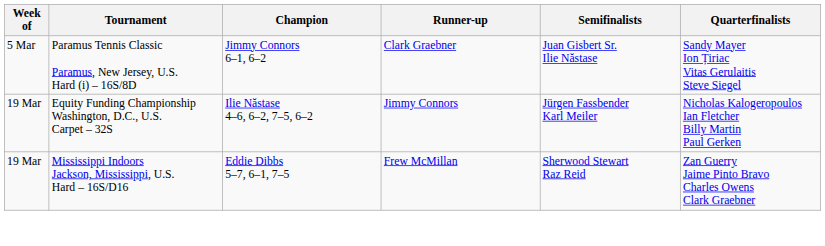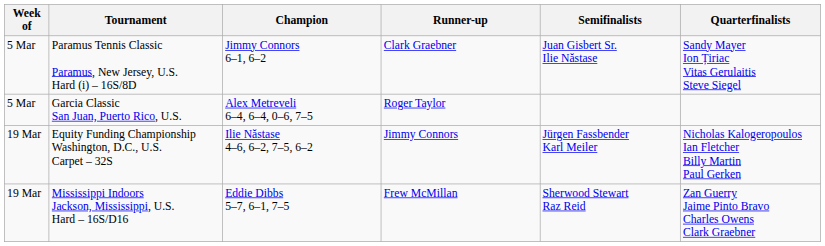+ row: (117, 109)
